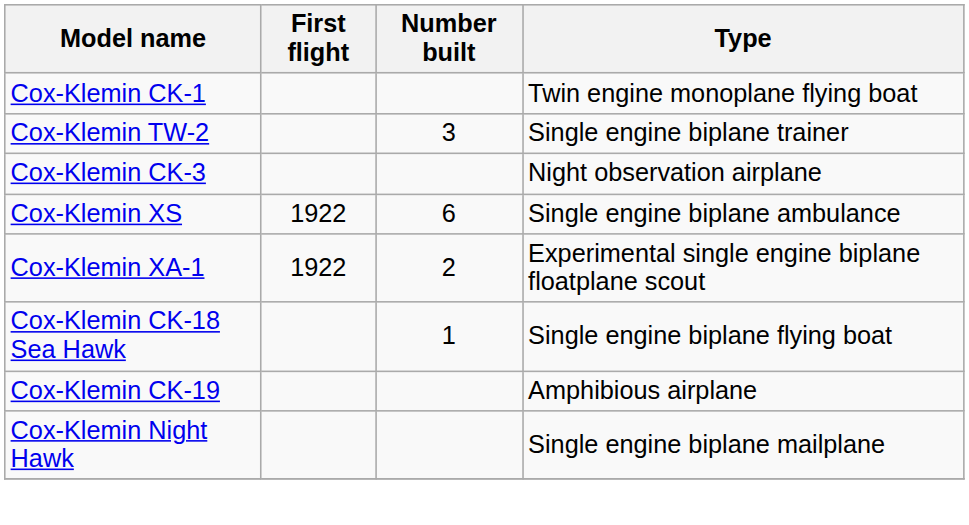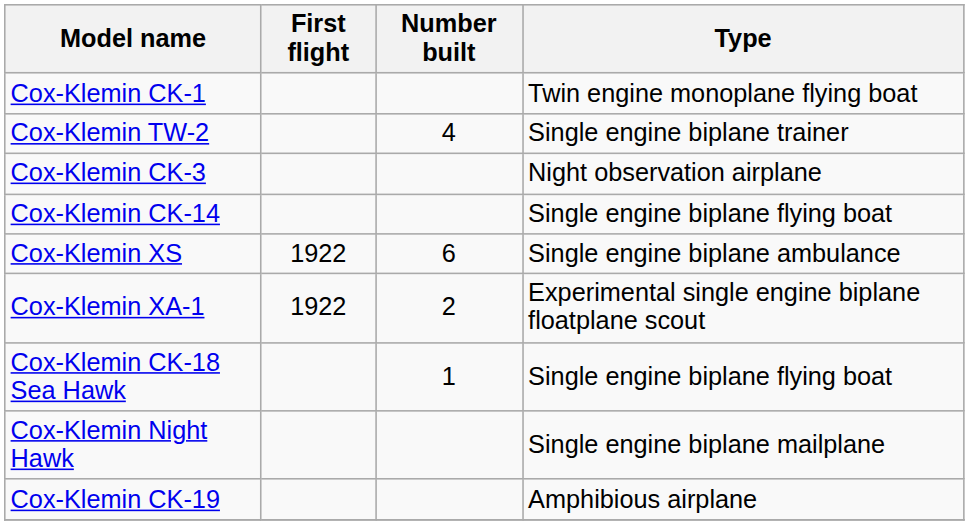(449, 133) 3 -> (449, 133) 4
+ row: (115, 213)
rows swapped: (115, 390) <-> (109, 444)
